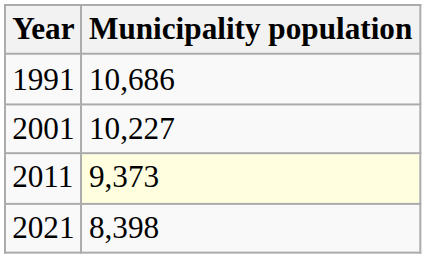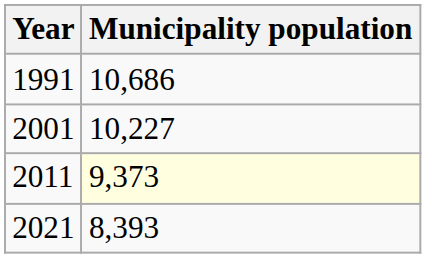(124, 227) 8,398 -> (124, 227) 8,393
